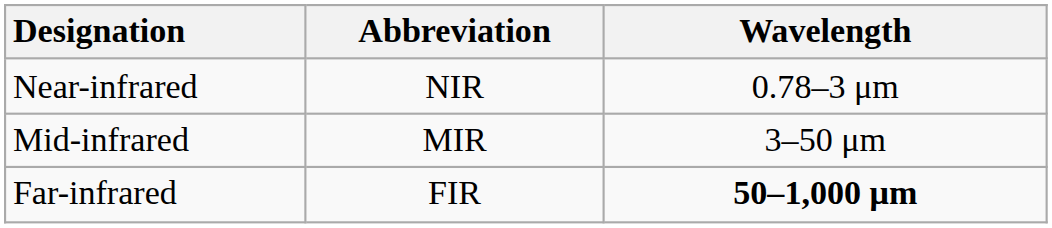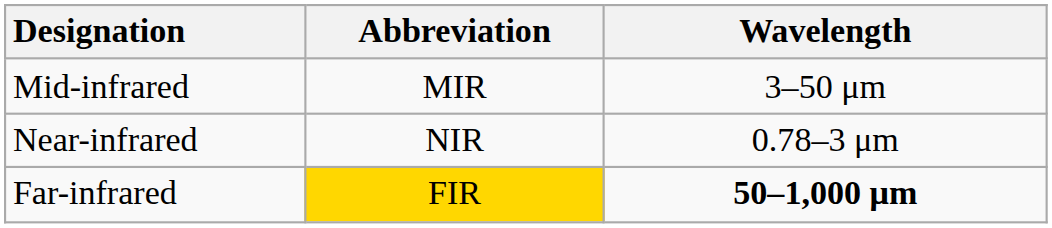rows swapped: (105, 85) <-> (101, 139)
(455, 193) no background -> (455, 193) gold background
